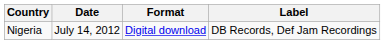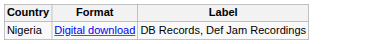- column: (87, 13)
